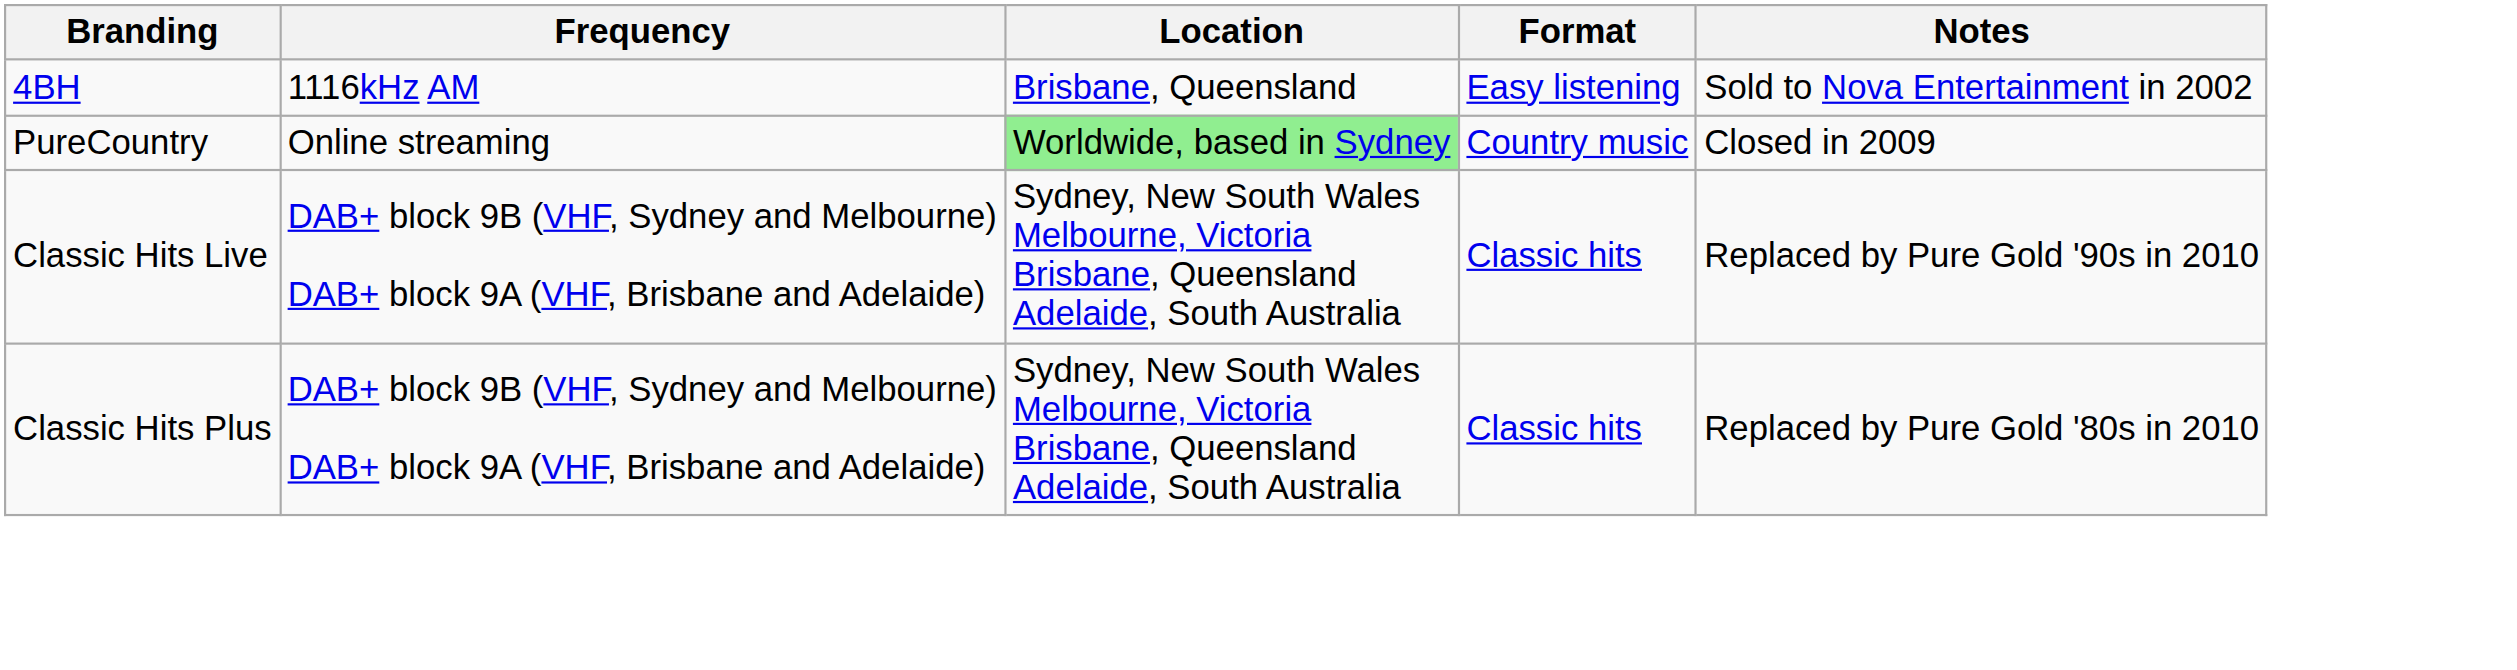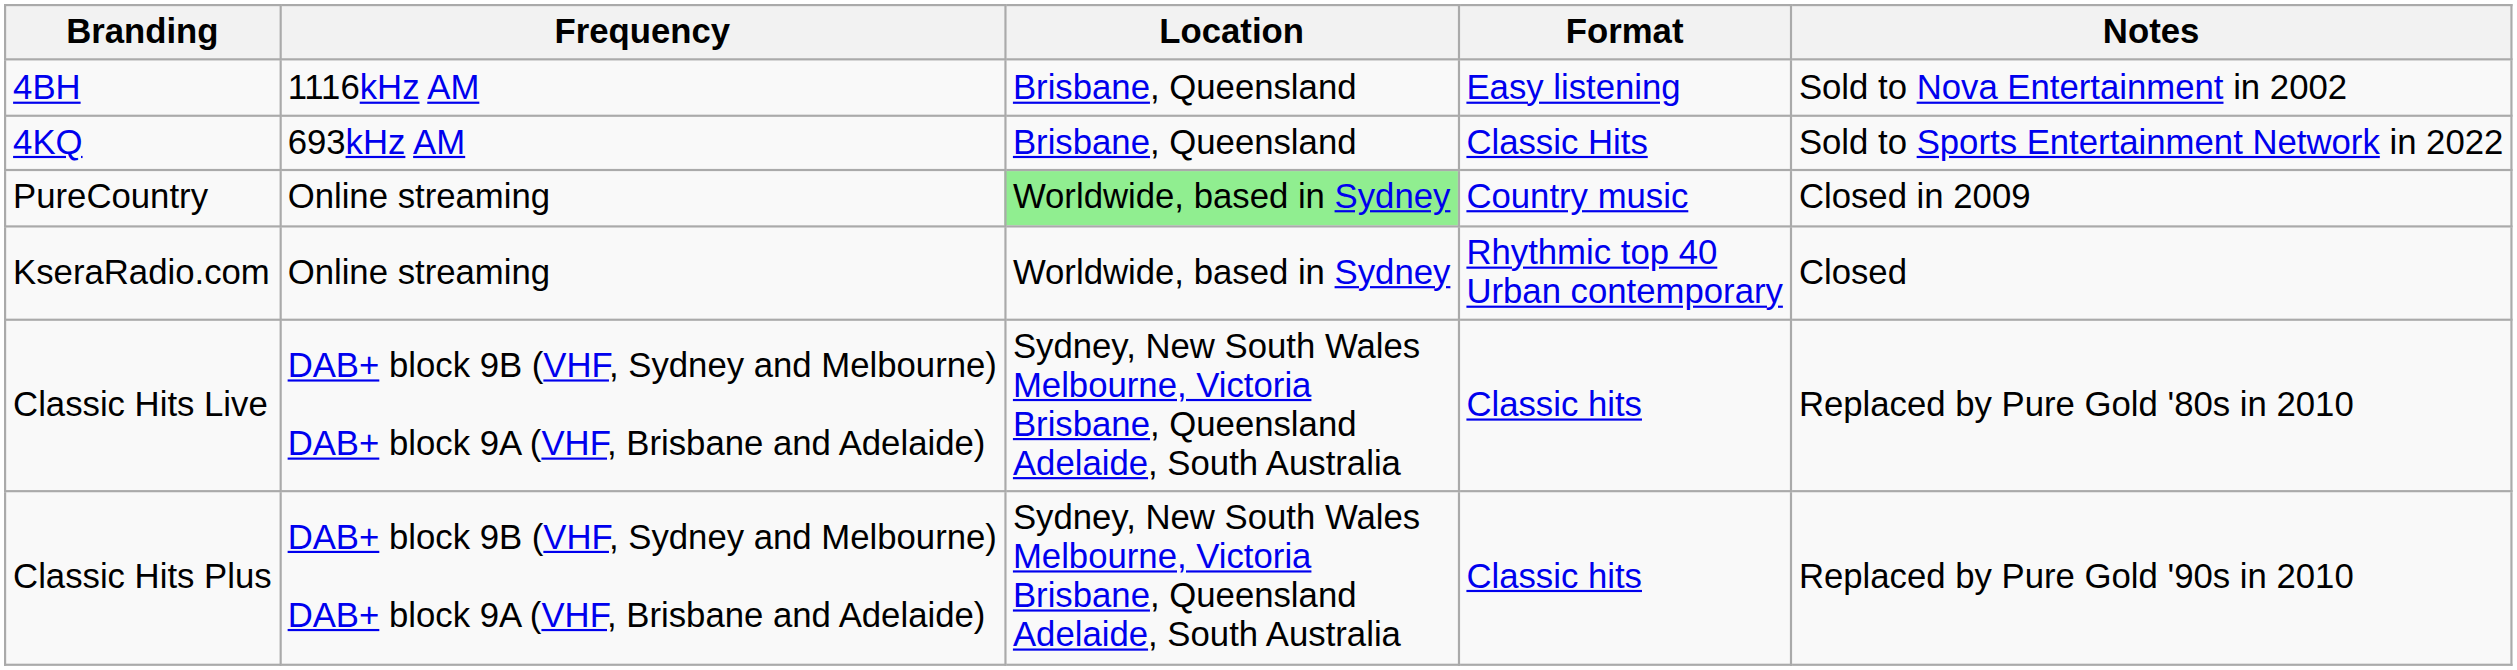+ row: (48, 142)
+ row: (141, 271)
(1982, 255) Replaced by Pure Gold '90s in 2010 -> (2076, 405) Replaced by Pure Gold '80s in 2010
(1982, 428) Replaced by Pure Gold '80s in 2010 -> (2076, 577) Replaced by Pure Gold '90s in 2010
